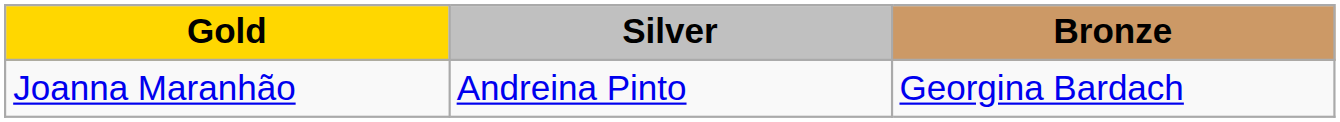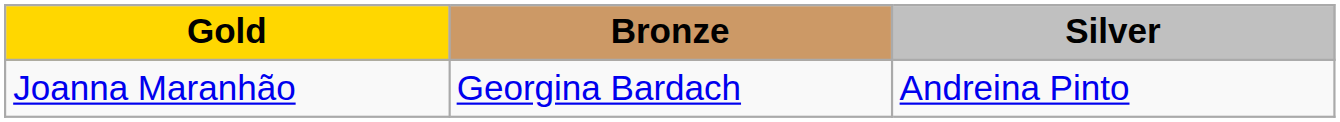columns swapped: (670, 32) <-> (1113, 32)
